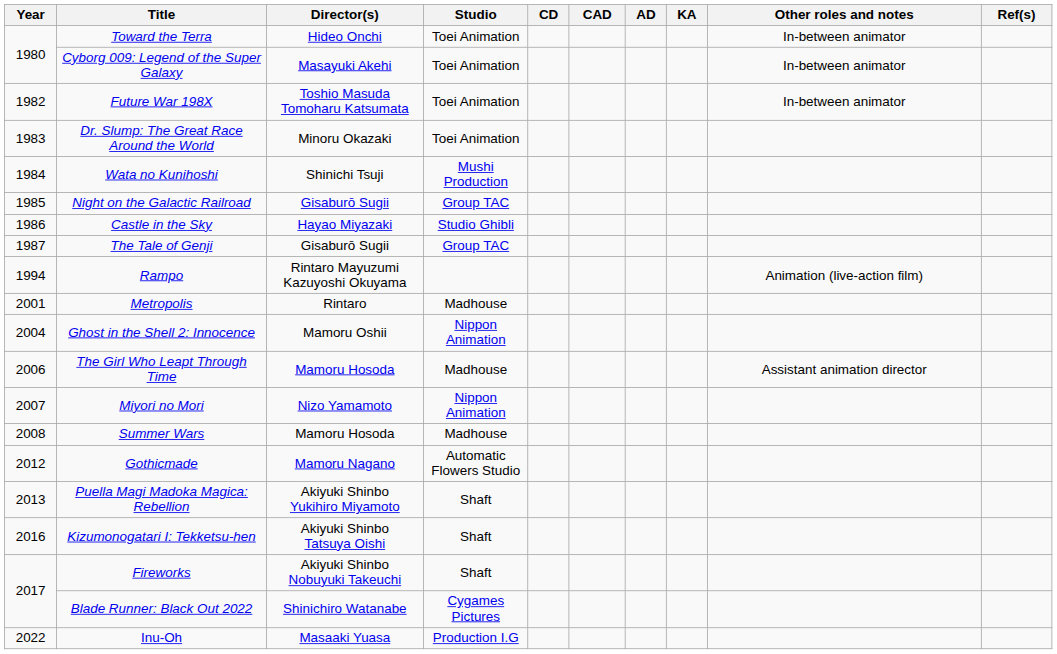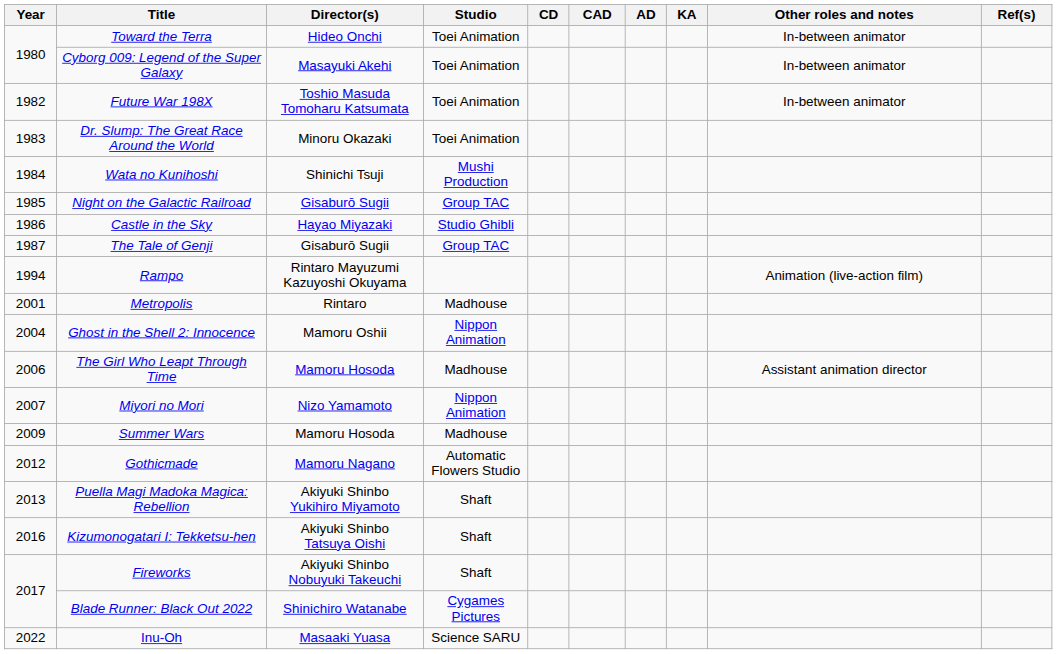(31, 434) 2008 -> (31, 434) 2009
(476, 638) Production I.G -> (476, 638) Science SARU
